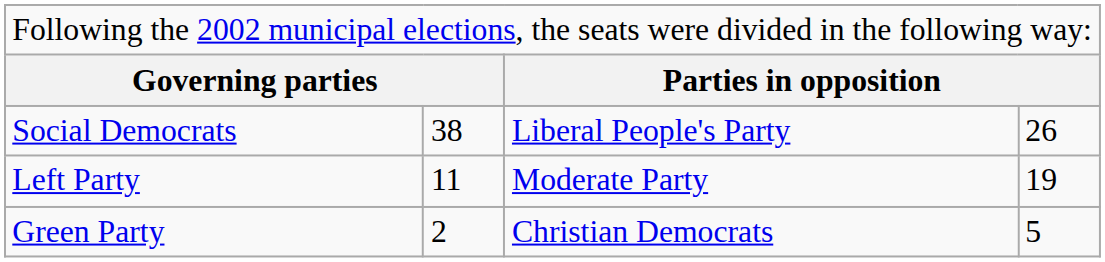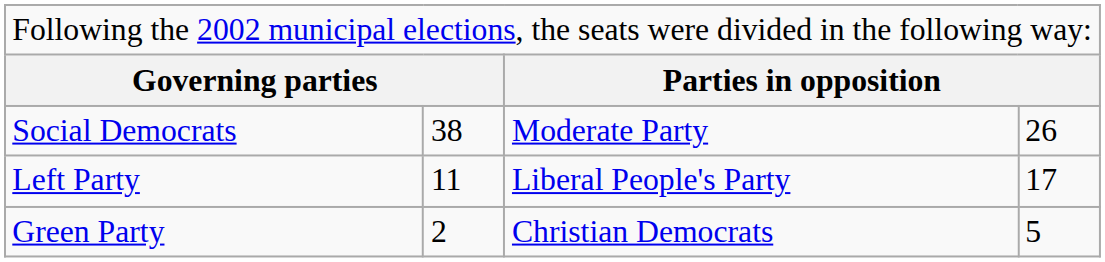(651, 130) Liberal People's Party -> (610, 130) Moderate Party
(610, 180) Moderate Party -> (651, 180) Liberal People's Party
(1041, 180) 19 -> (1041, 180) 17
